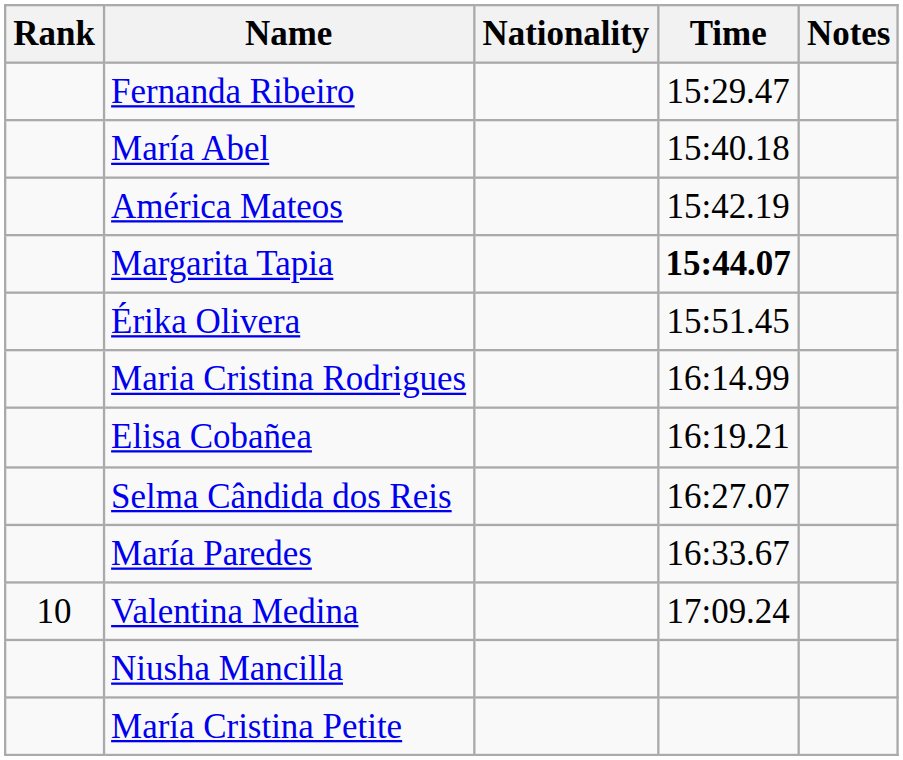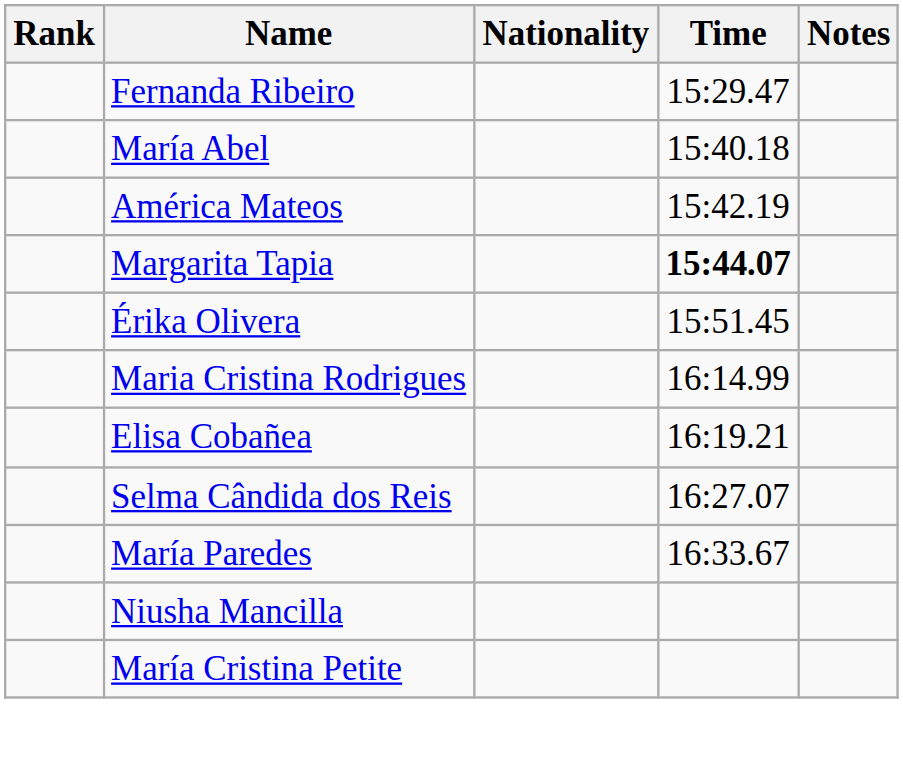- row: (235, 609)
